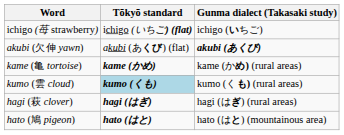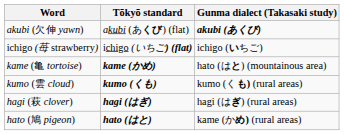rows swapped: (45, 47) <-> (52, 29)
(249, 65) kame (かめ) (rural areas) -> (262, 65) hato (はと) (mountainous area)
(130, 83) lightblue background -> (130, 83) no background
(262, 120) hato (はと) (mountainous area) -> (249, 120) kame (かめ) (rural areas)
